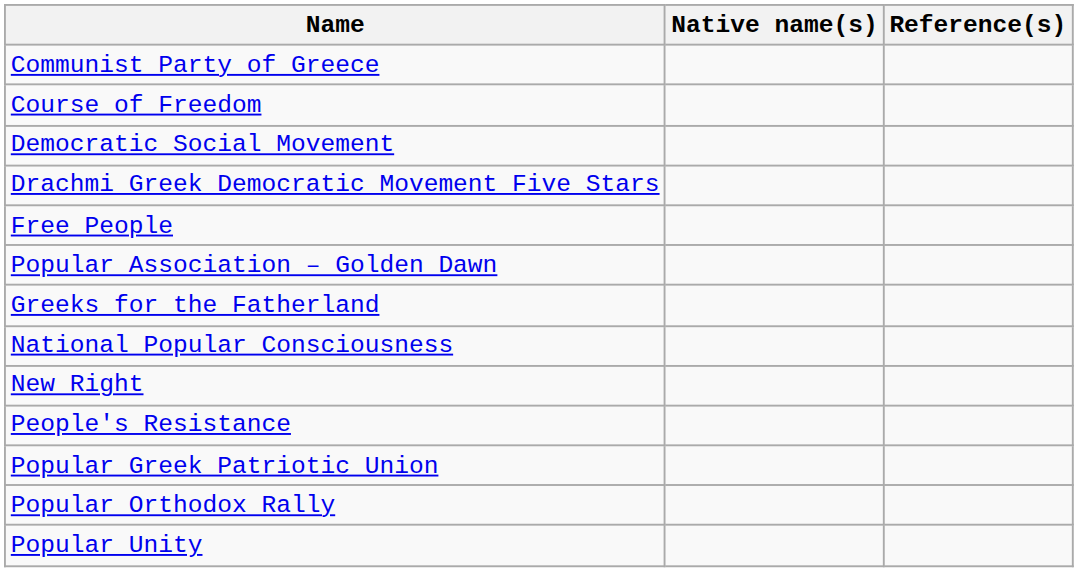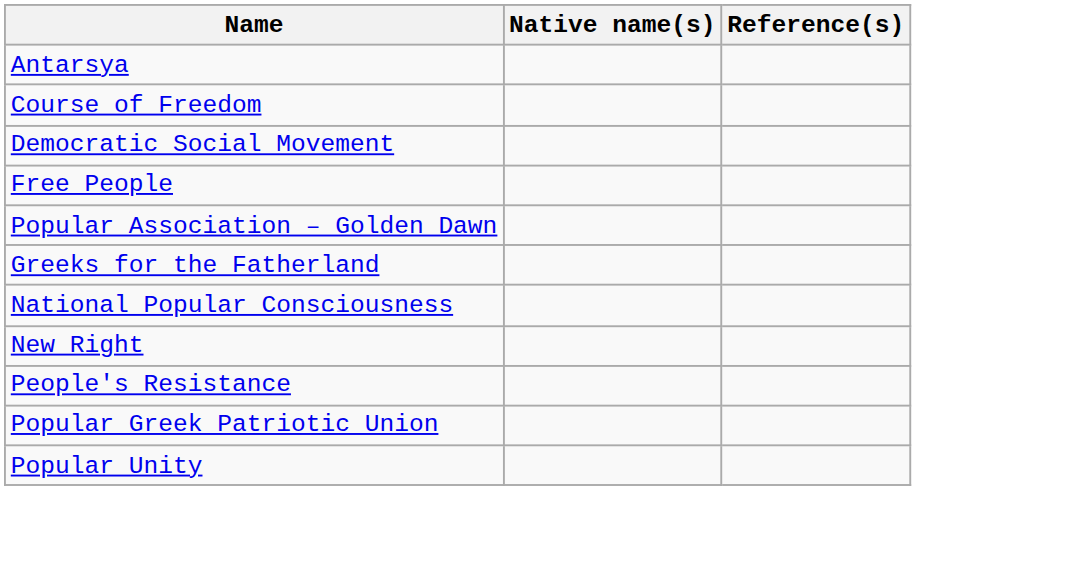+ row: (70, 65)
- row: (195, 65)
- row: (335, 185)
- row: (173, 505)
